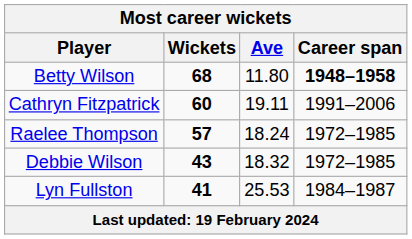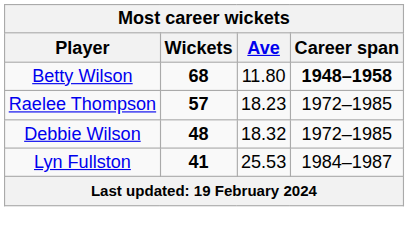- row: (84, 104)
(267, 133) 18.24 -> (264, 104) 18.23
(202, 162) 43 -> (199, 133) 48
